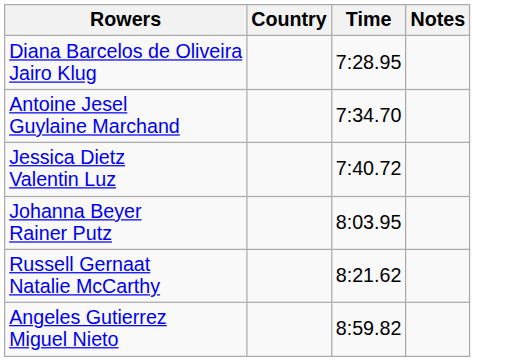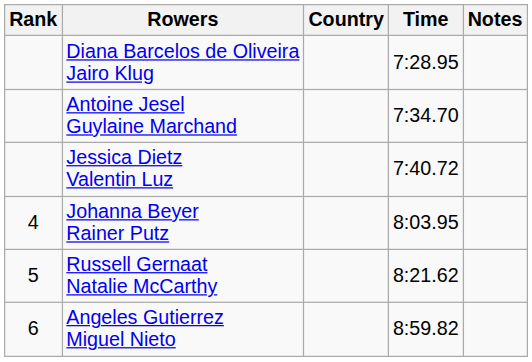+ column: (33, 20)
